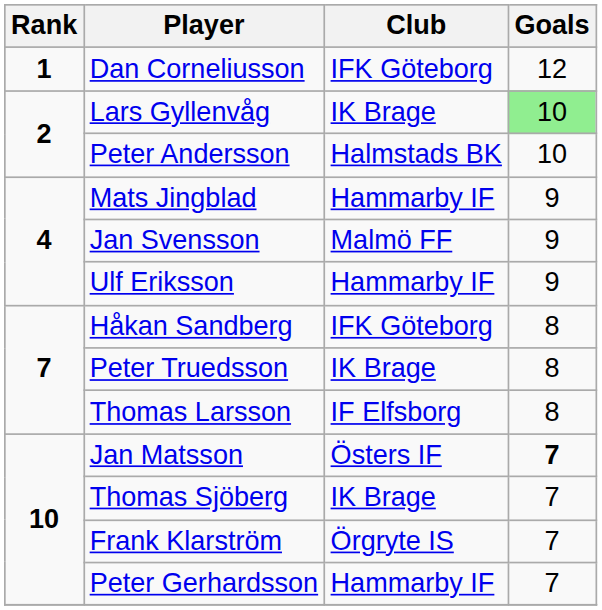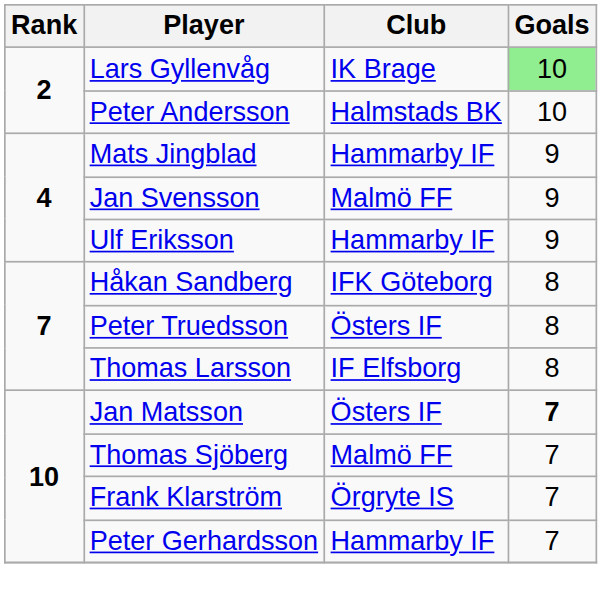- row: (197, 68)
(383, 369) IK Brage -> (386, 326) Östers IF
(383, 497) IK Brage -> (391, 454) Malmö FF
